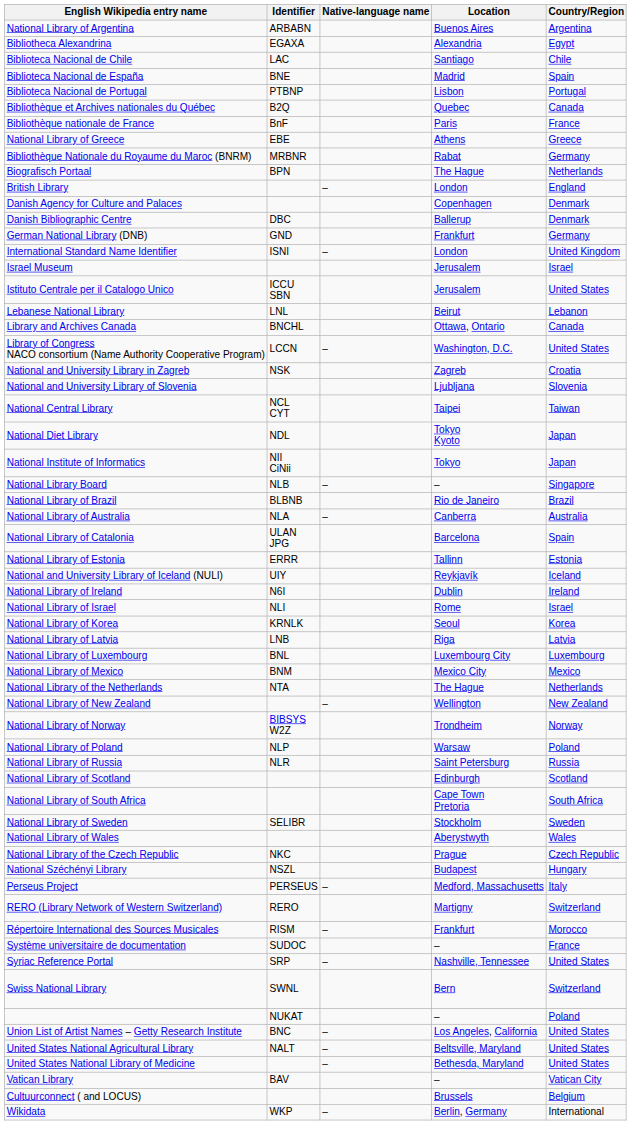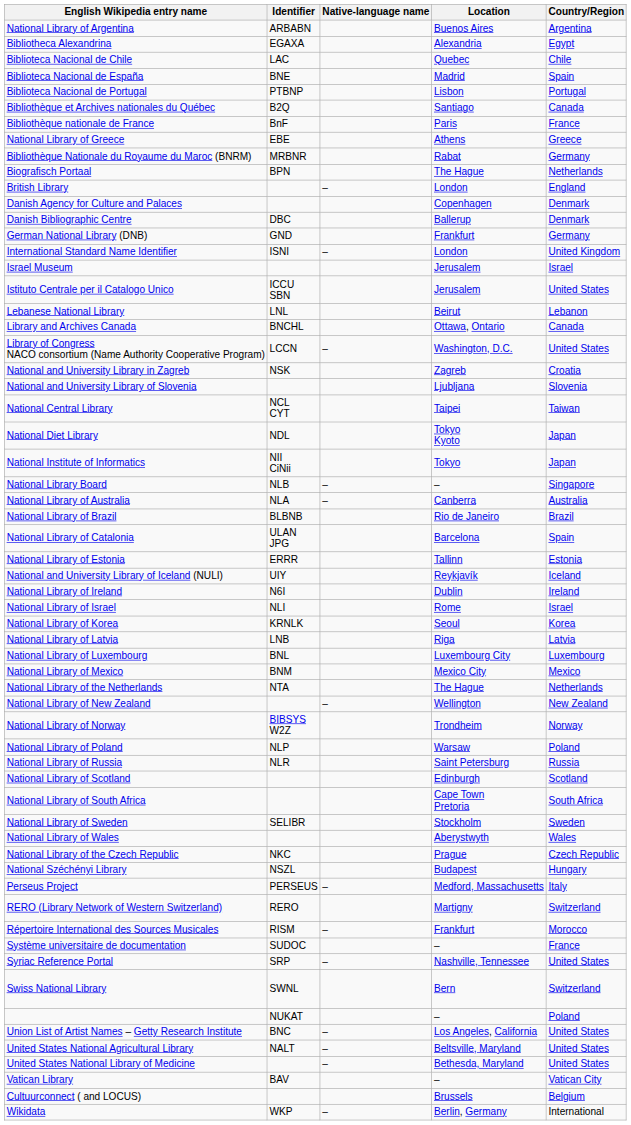(454, 60) Santiago -> (452, 60) Quebec
(452, 108) Quebec -> (454, 108) Santiago
rows swapped: (68, 516) <-> (62, 500)
